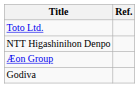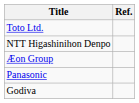+ row: (27, 75)
